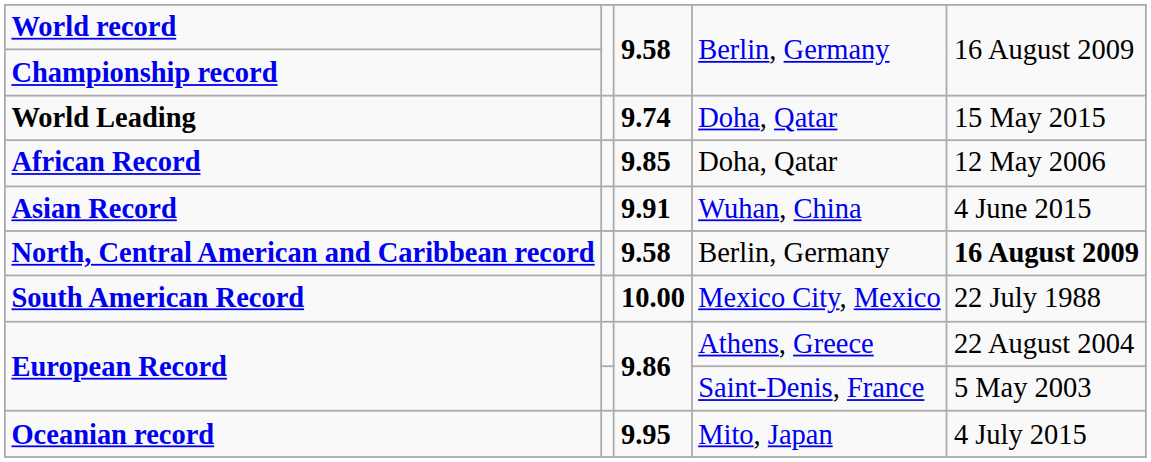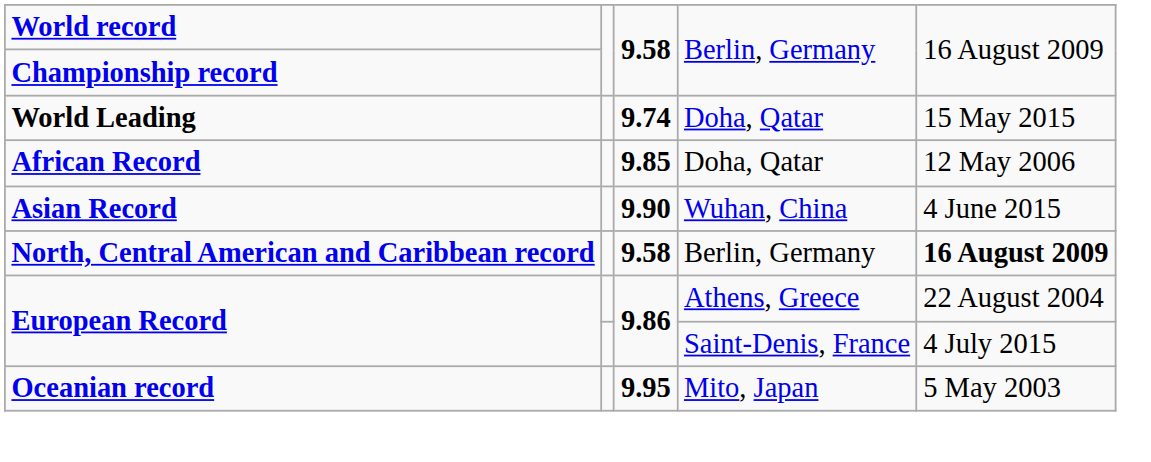(646, 207) 9.91 -> (646, 207) 9.90
- row: (158, 298)
(1023, 388) 5 May 2003 -> (990, 343) 4 July 2015
(1020, 433) 4 July 2015 -> (992, 388) 5 May 2003
